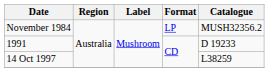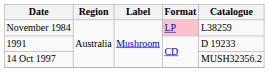(170, 28) no background -> (170, 28) pink background
(231, 28) MUSH32356.2 -> (216, 28) L38259
(216, 59) L38259 -> (231, 59) MUSH32356.2
